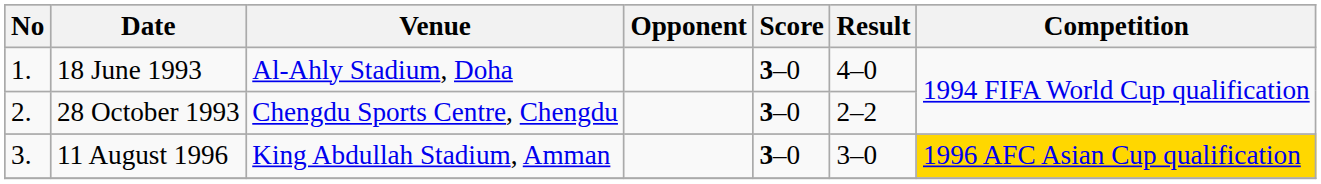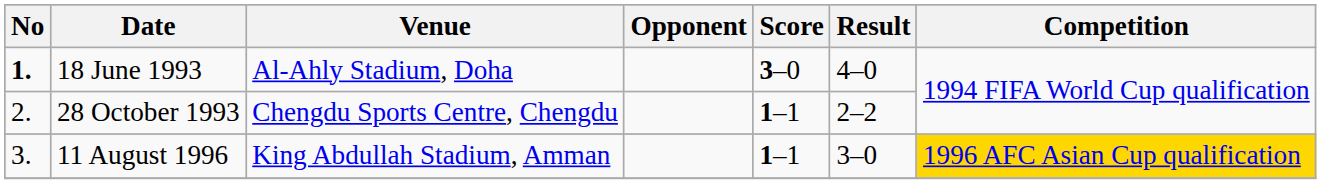(21, 69) normal -> (21, 69) bold
(780, 112) 3–0 -> (780, 112) 1–1
(780, 155) 3–0 -> (780, 155) 1–1
